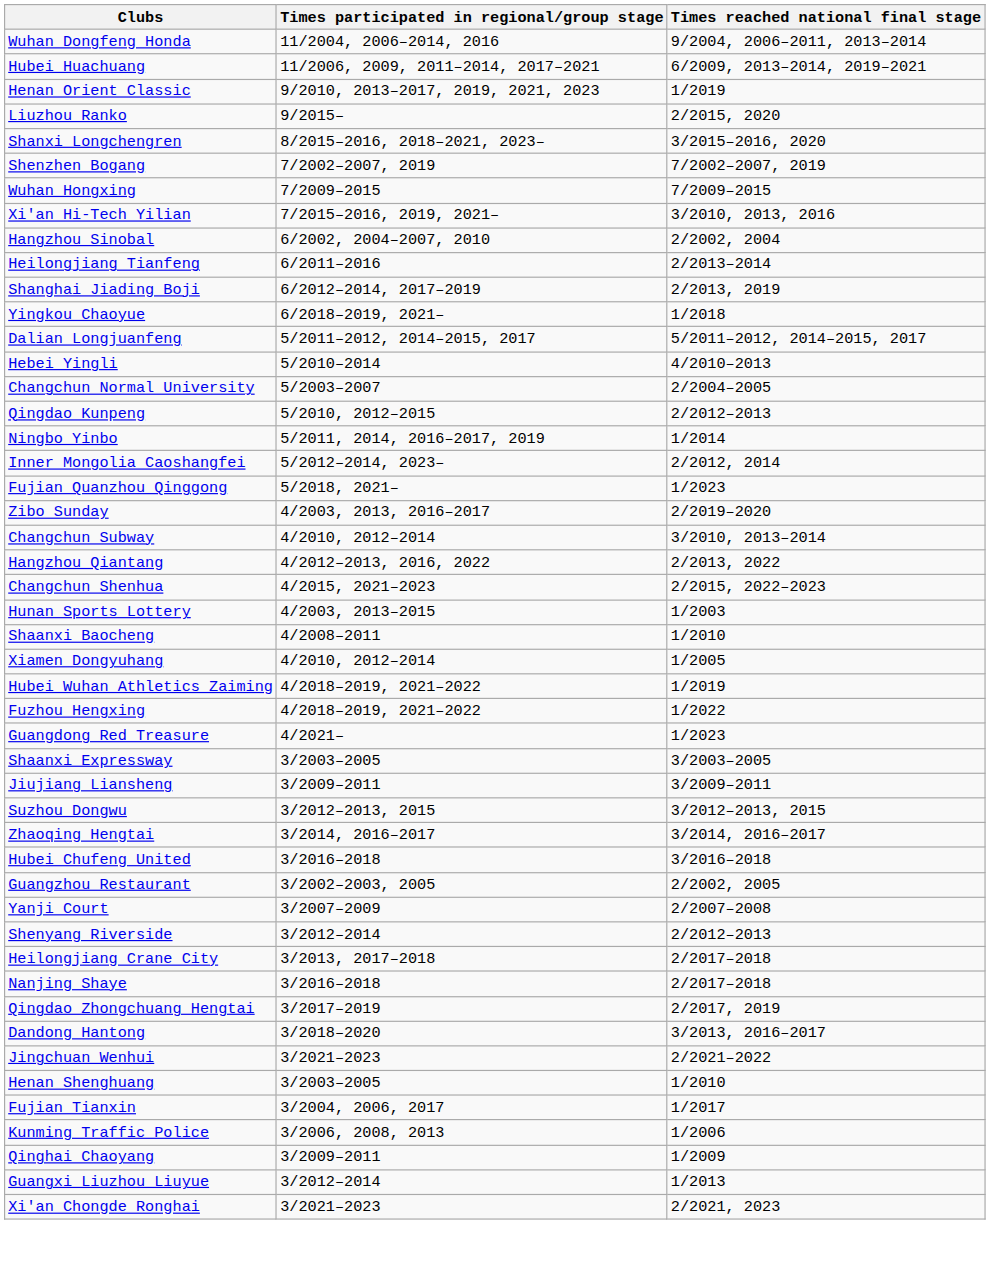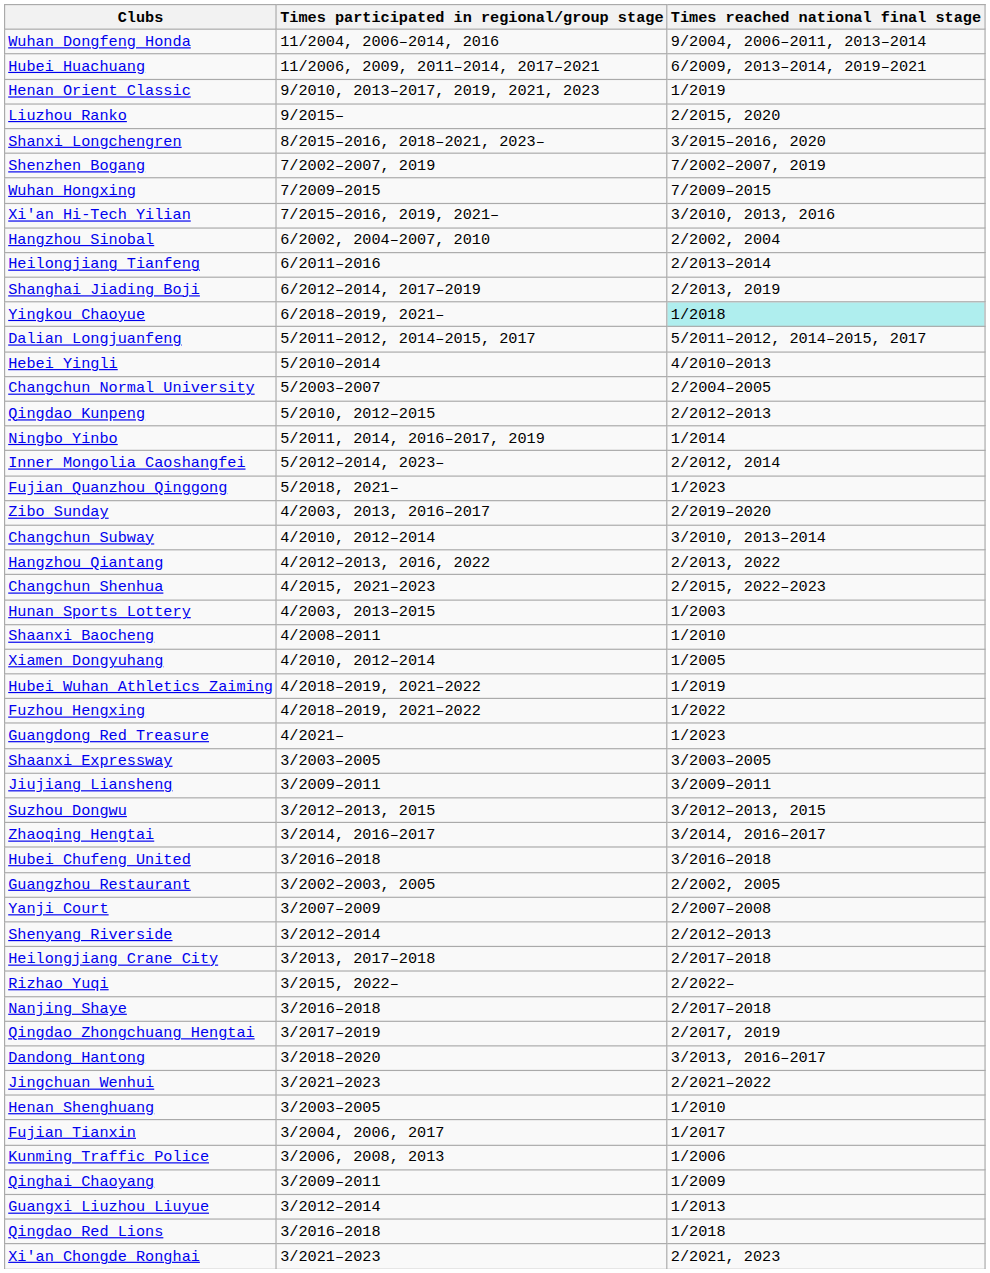(698, 314) no background -> (698, 314) paleturquoise background
+ row: (58, 984)
+ row: (86, 1232)
